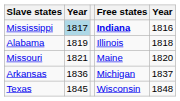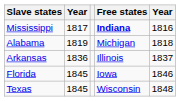(77, 27) lightblue background -> (77, 27) no background
(110, 43) Illinois -> (116, 43) Michigan
- row: (24, 58)
(116, 73) Michigan -> (110, 58) Illinois
+ row: (21, 73)
